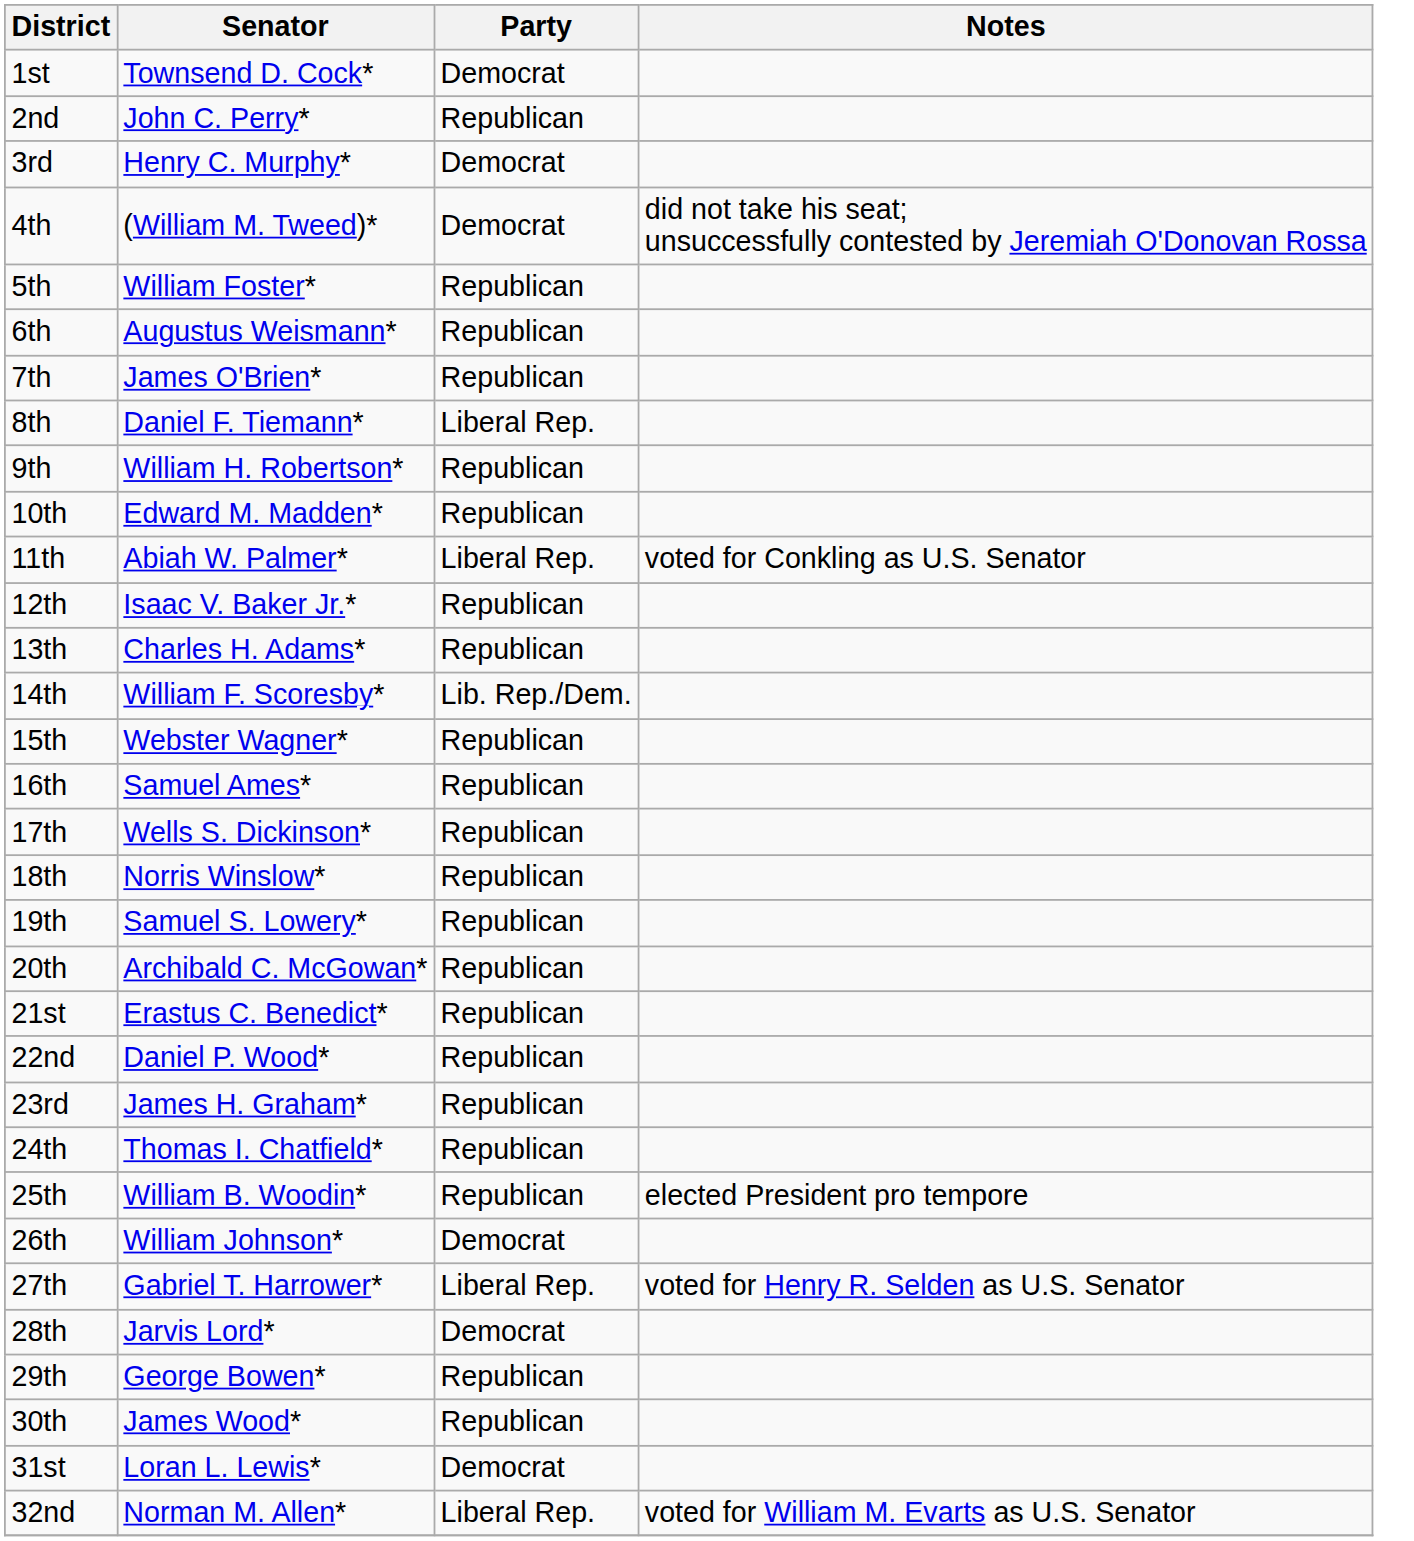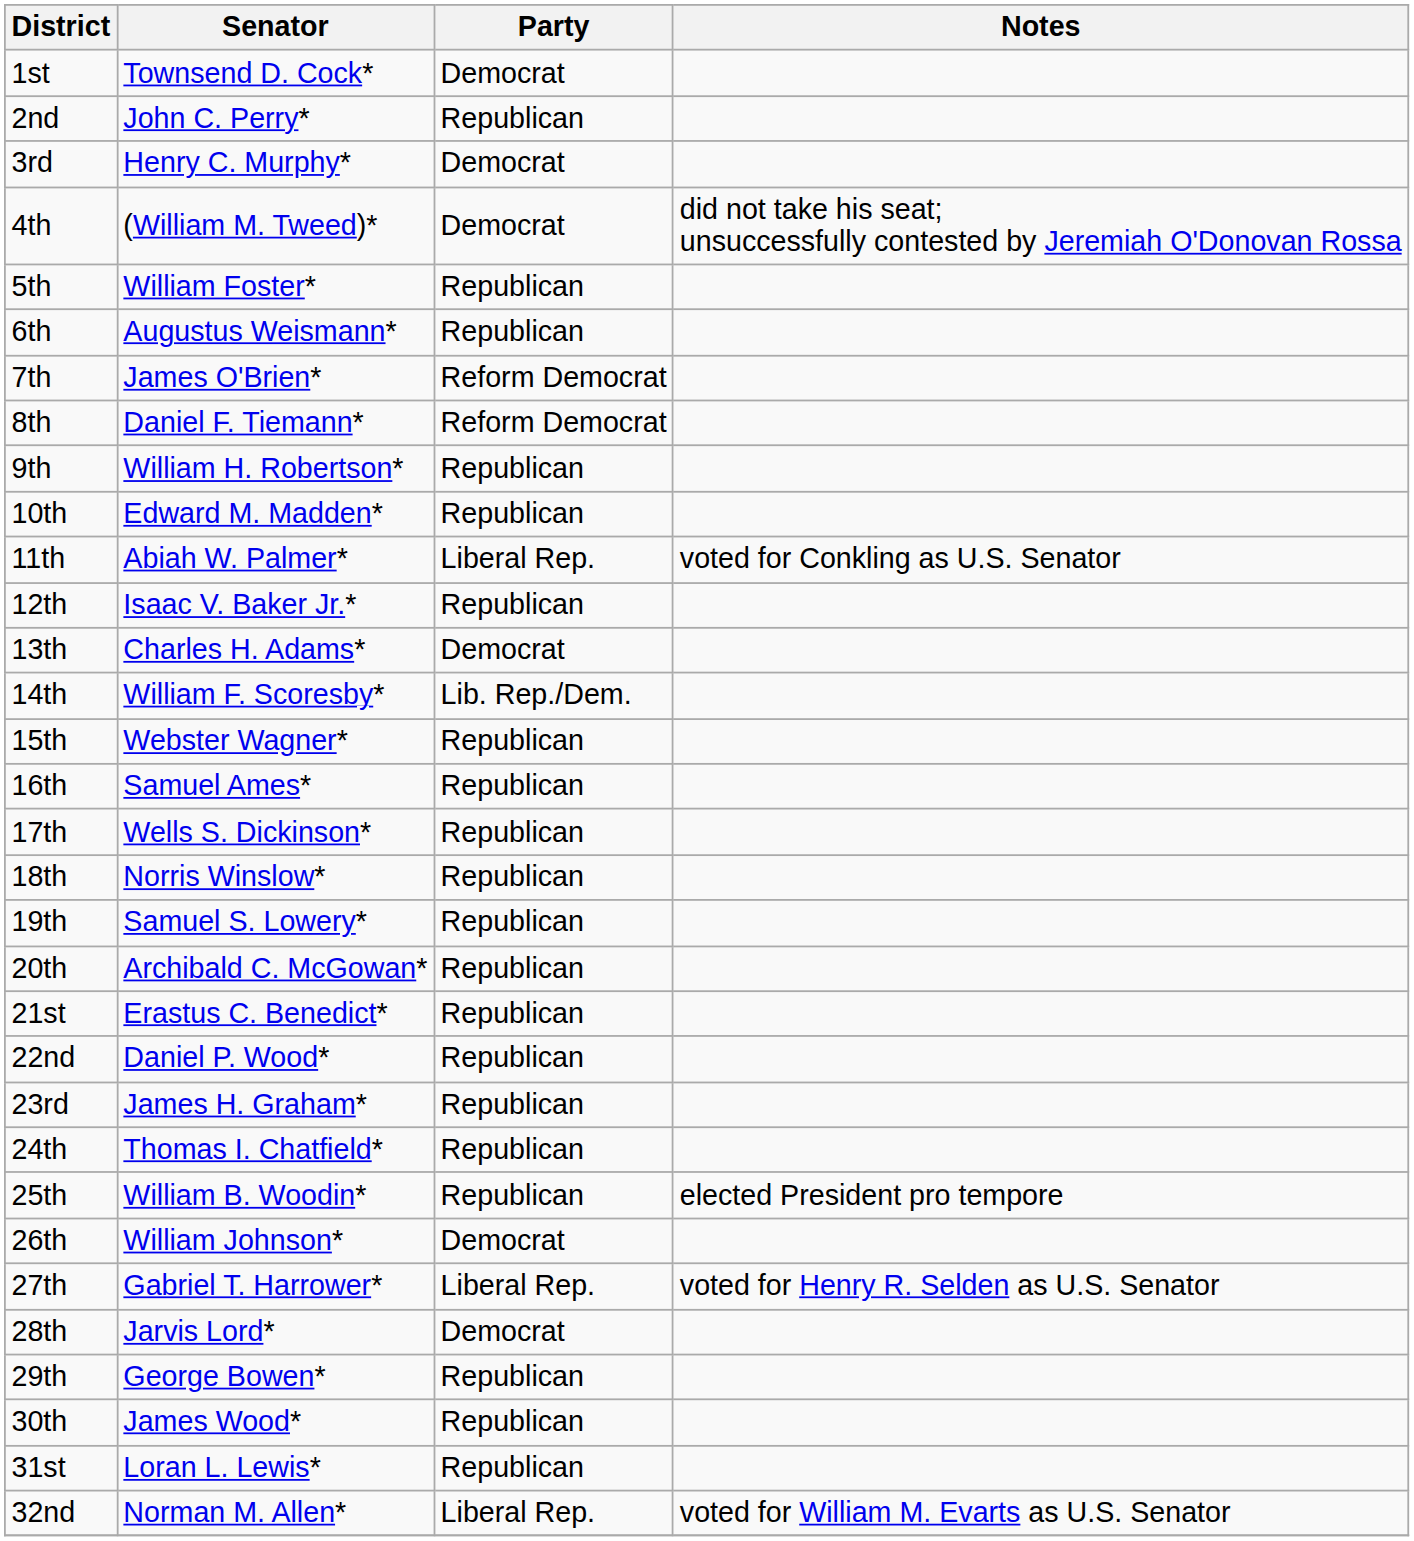(512, 377) Republican -> (554, 377) Reform Democrat
(518, 422) Liberal Rep. -> (554, 422) Reform Democrat
(512, 649) Republican -> (503, 649) Democrat
(503, 1467) Democrat -> (512, 1467) Republican
